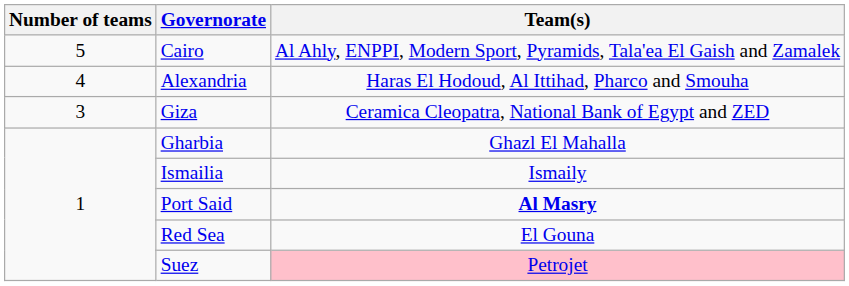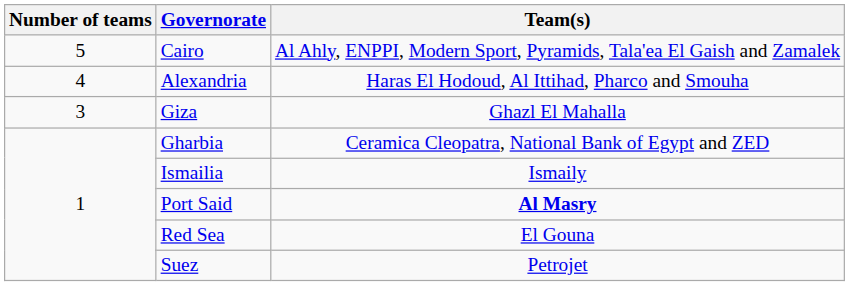(558, 111) Ceramica Cleopatra, National Bank of Egypt and ZED -> (557, 111) Ghazl El Mahalla
(557, 142) Ghazl El Mahalla -> (558, 142) Ceramica Cleopatra, National Bank of Egypt and ZED
(558, 265) pink background -> (558, 265) no background
